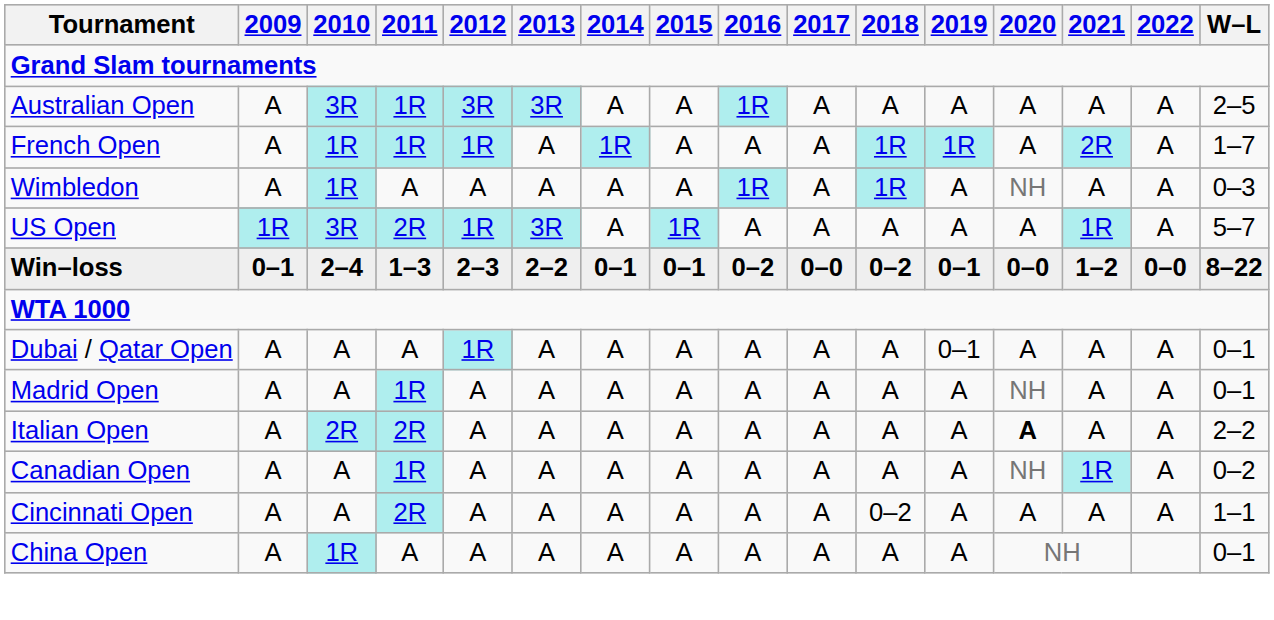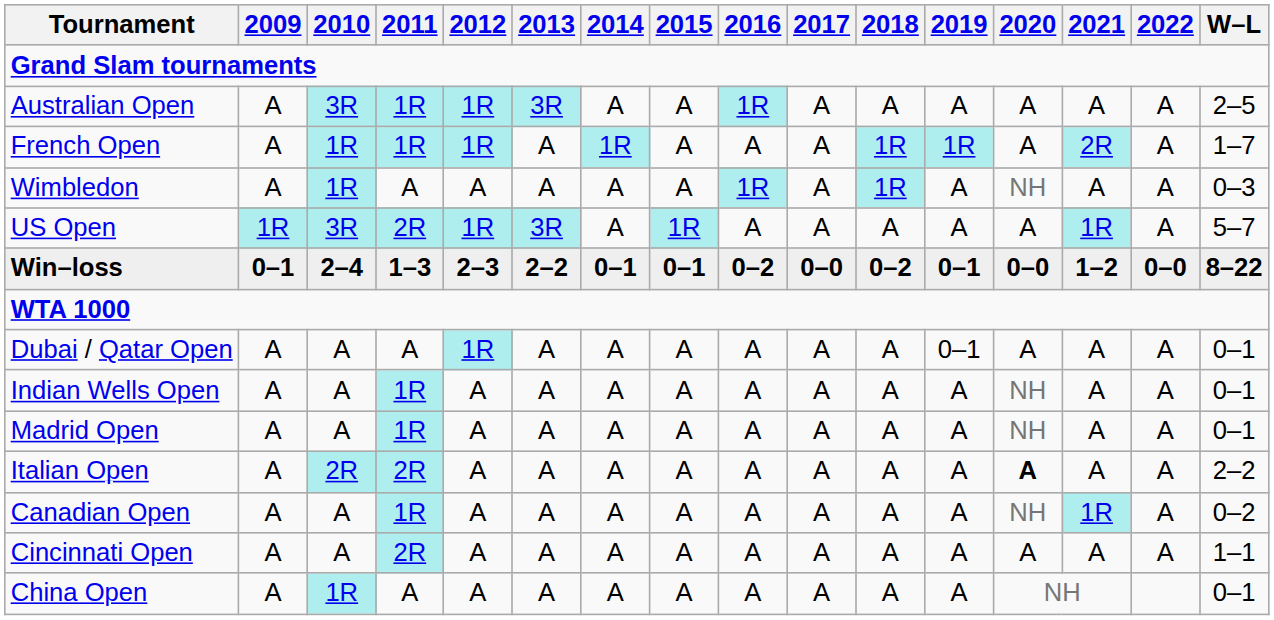(478, 106) 3R -> (478, 106) 1R
+ row: (115, 390)
(890, 512) 0–2 -> (890, 552) A
